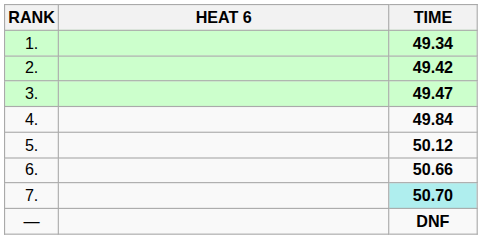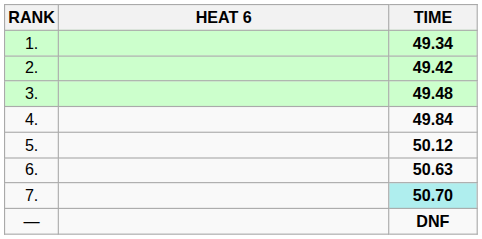(433, 94) 49.47 -> (433, 94) 49.48
(433, 171) 50.66 -> (433, 171) 50.63
